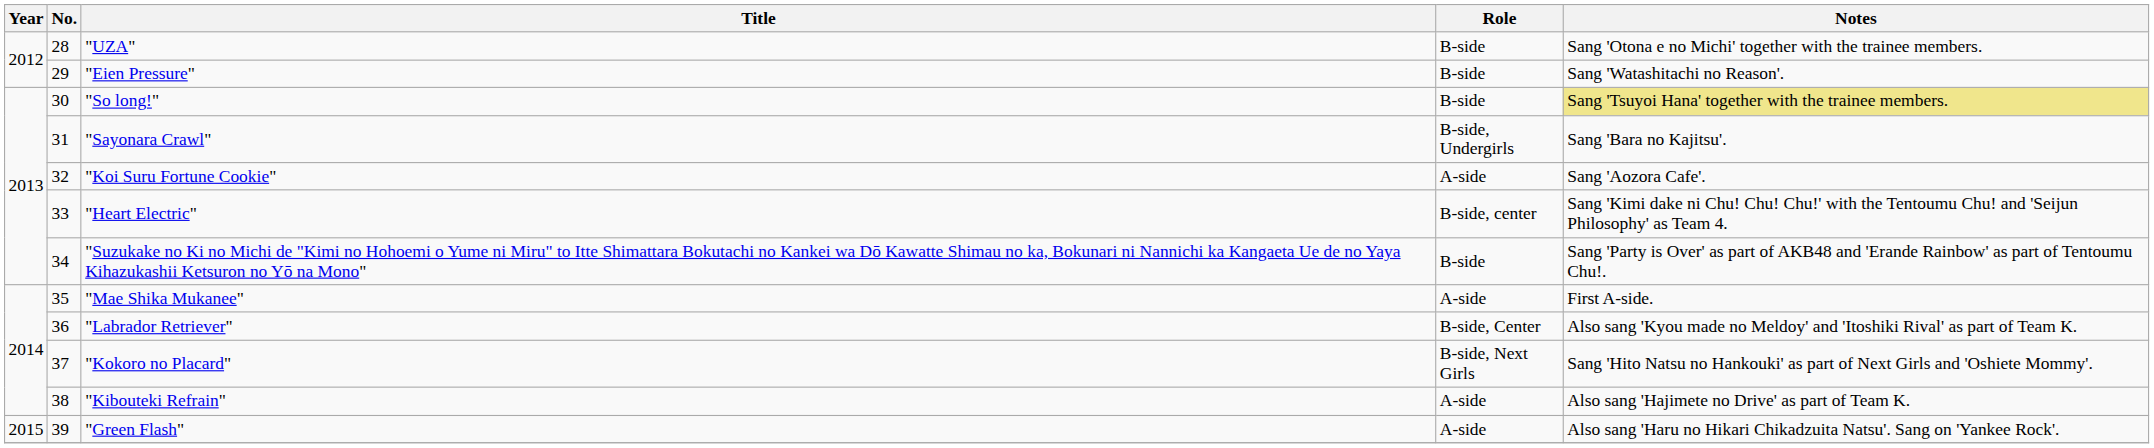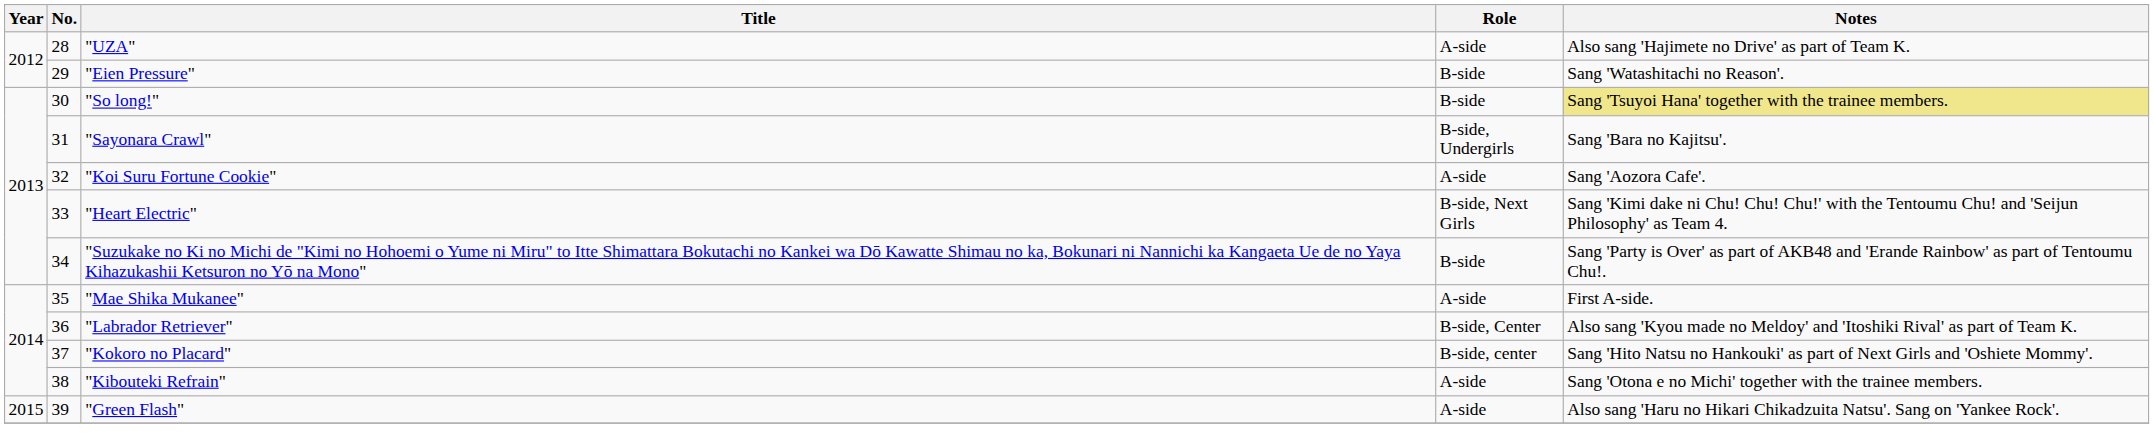(1463, 45) B-side -> (1463, 45) A-side
(1775, 45) Sang 'Otona e no Michi' together with the trainee members. -> (1739, 45) Also sang 'Hajimete no Drive' as part of Team K.
(1488, 213) B-side, center -> (1484, 213) B-side, Next Girls
(1484, 363) B-side, Next Girls -> (1488, 353) B-side, center
(1739, 401) Also sang 'Hajimete no Drive' as part of Team K. -> (1775, 381) Sang 'Otona e no Michi' together with the trainee members.
